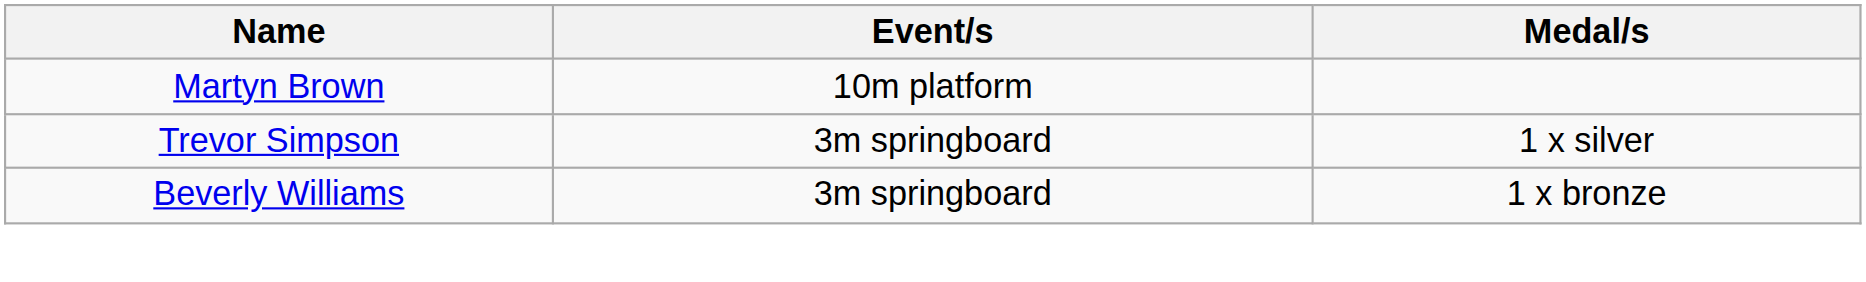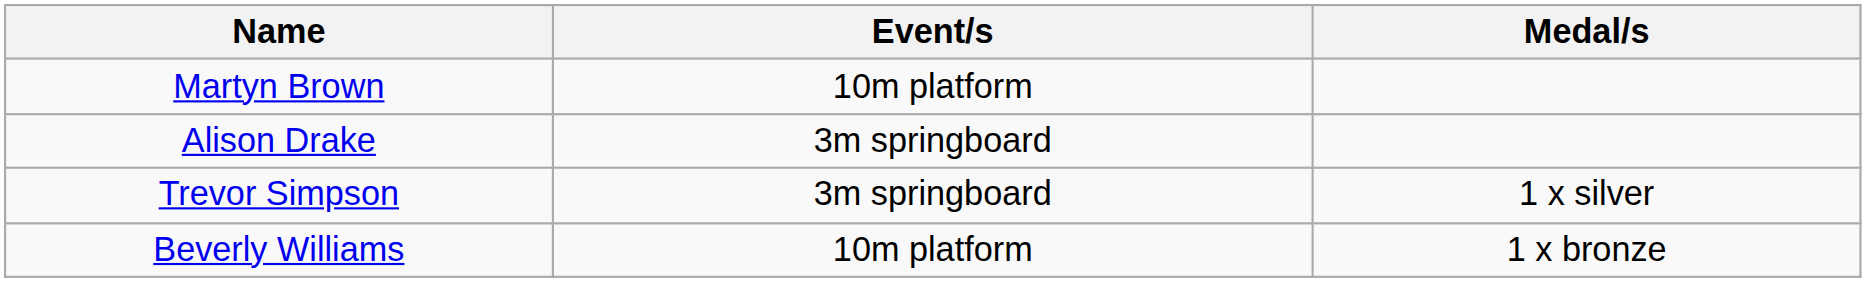+ row: (279, 140)
(933, 194) 3m springboard -> (933, 248) 10m platform
